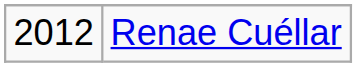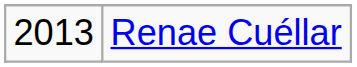(54, 33) 2012 -> (54, 33) 2013
